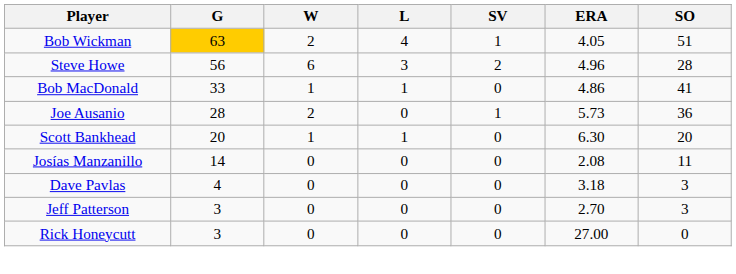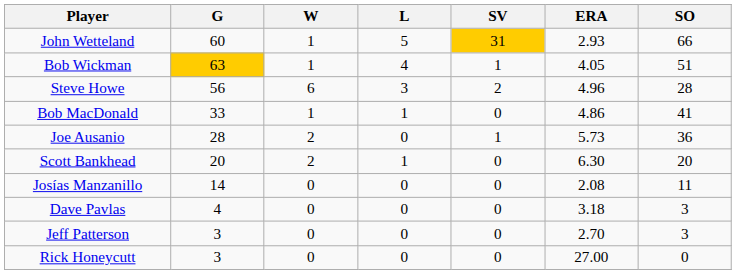+ row: (88, 40)
(311, 40) 2 -> (311, 64) 1
(311, 137) 1 -> (311, 161) 2
